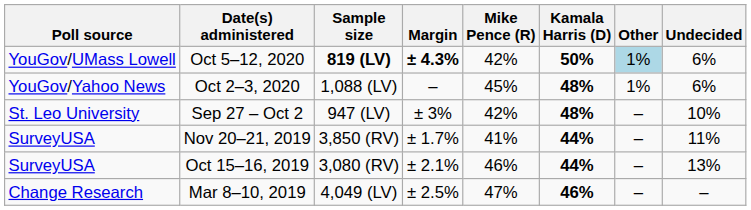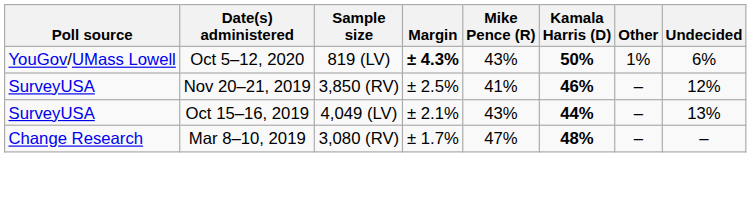(359, 60) bold -> (359, 60) normal
(501, 60) 42% -> (501, 60) 43%
(638, 60) lightblue background -> (638, 60) no background
- row: (247, 86)
- row: (247, 113)
(433, 139) ± 1.7% -> (433, 86) ± 2.5%
(577, 139) 44% -> (577, 86) 46%
(704, 139) 11% -> (704, 86) 12%
(359, 166) 3,080 (RV) -> (359, 113) 4,049 (LV)
(501, 166) 46% -> (501, 113) 43%
(359, 192) 4,049 (LV) -> (359, 139) 3,080 (RV)
(433, 192) ± 2.5% -> (433, 139) ± 1.7%
(577, 192) 46% -> (577, 139) 48%
